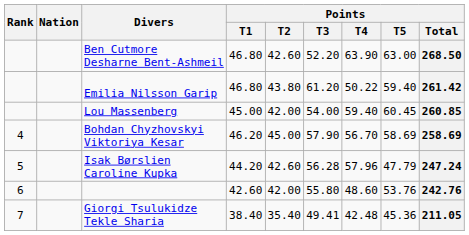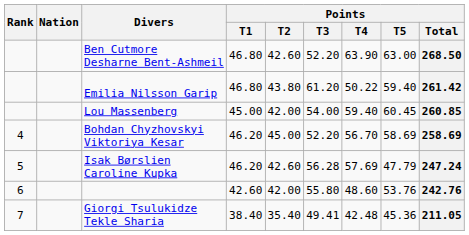(323, 135) 57.90 -> (323, 135) 52.20
(246, 166) 44.20 -> (246, 166) 46.20
(361, 166) 57.96 -> (361, 166) 57.69
